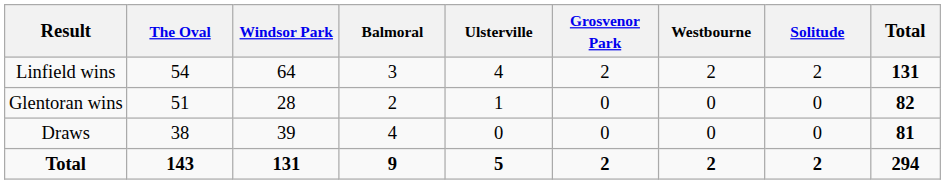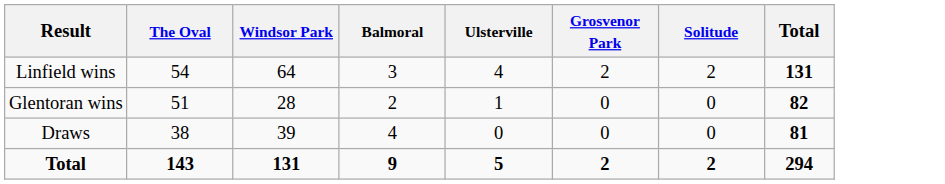- column: (711, 32)
